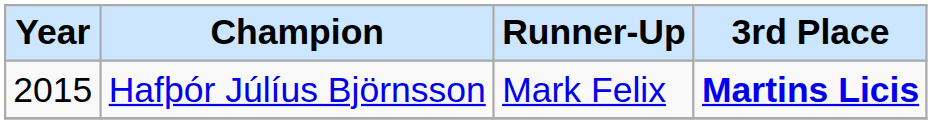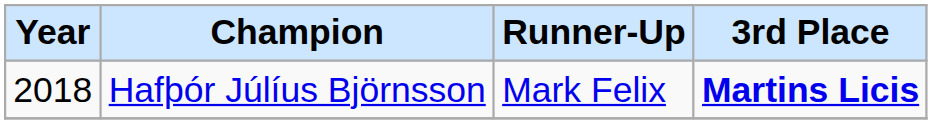(53, 88) 2015 -> (53, 88) 2018
